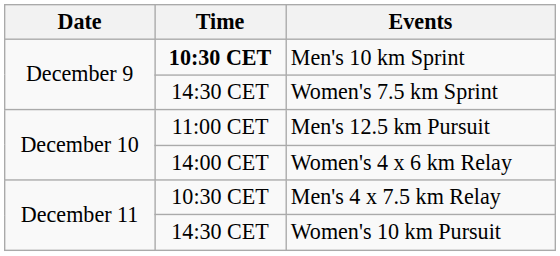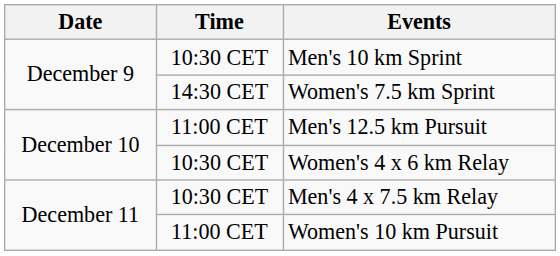(220, 57) bold -> (219, 57) normal
(220, 162) 14:00 CET -> (219, 162) 10:30 CET
(220, 232) 14:30 CET -> (219, 232) 11:00 CET
